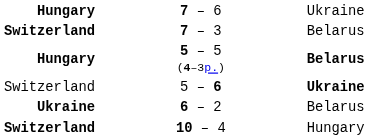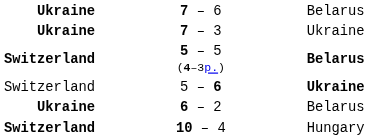(66, 11) Hungary -> (66, 11) Ukraine
(336, 11) Ukraine -> (336, 11) Belarus
(49, 31) Switzerland -> (66, 31) Ukraine
(336, 31) Belarus -> (336, 31) Ukraine
(66, 60) Hungary -> (49, 60) Switzerland
